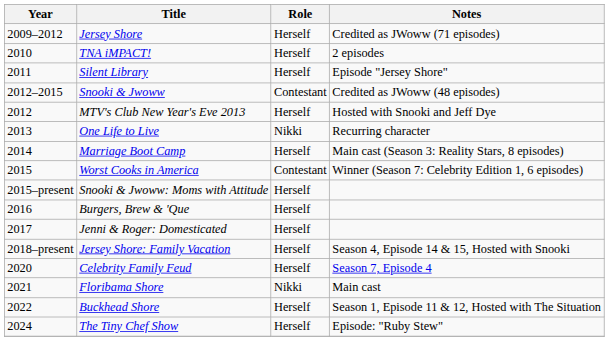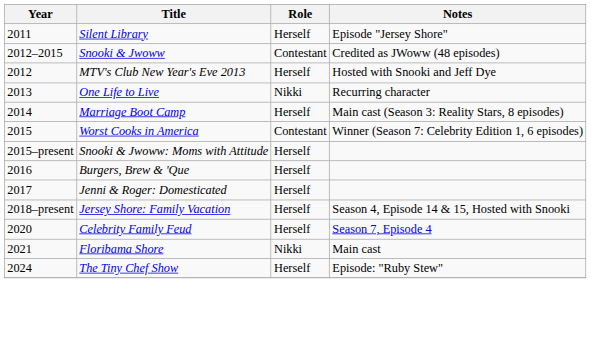- row: (111, 33)
- row: (115, 53)
- row: (119, 307)
